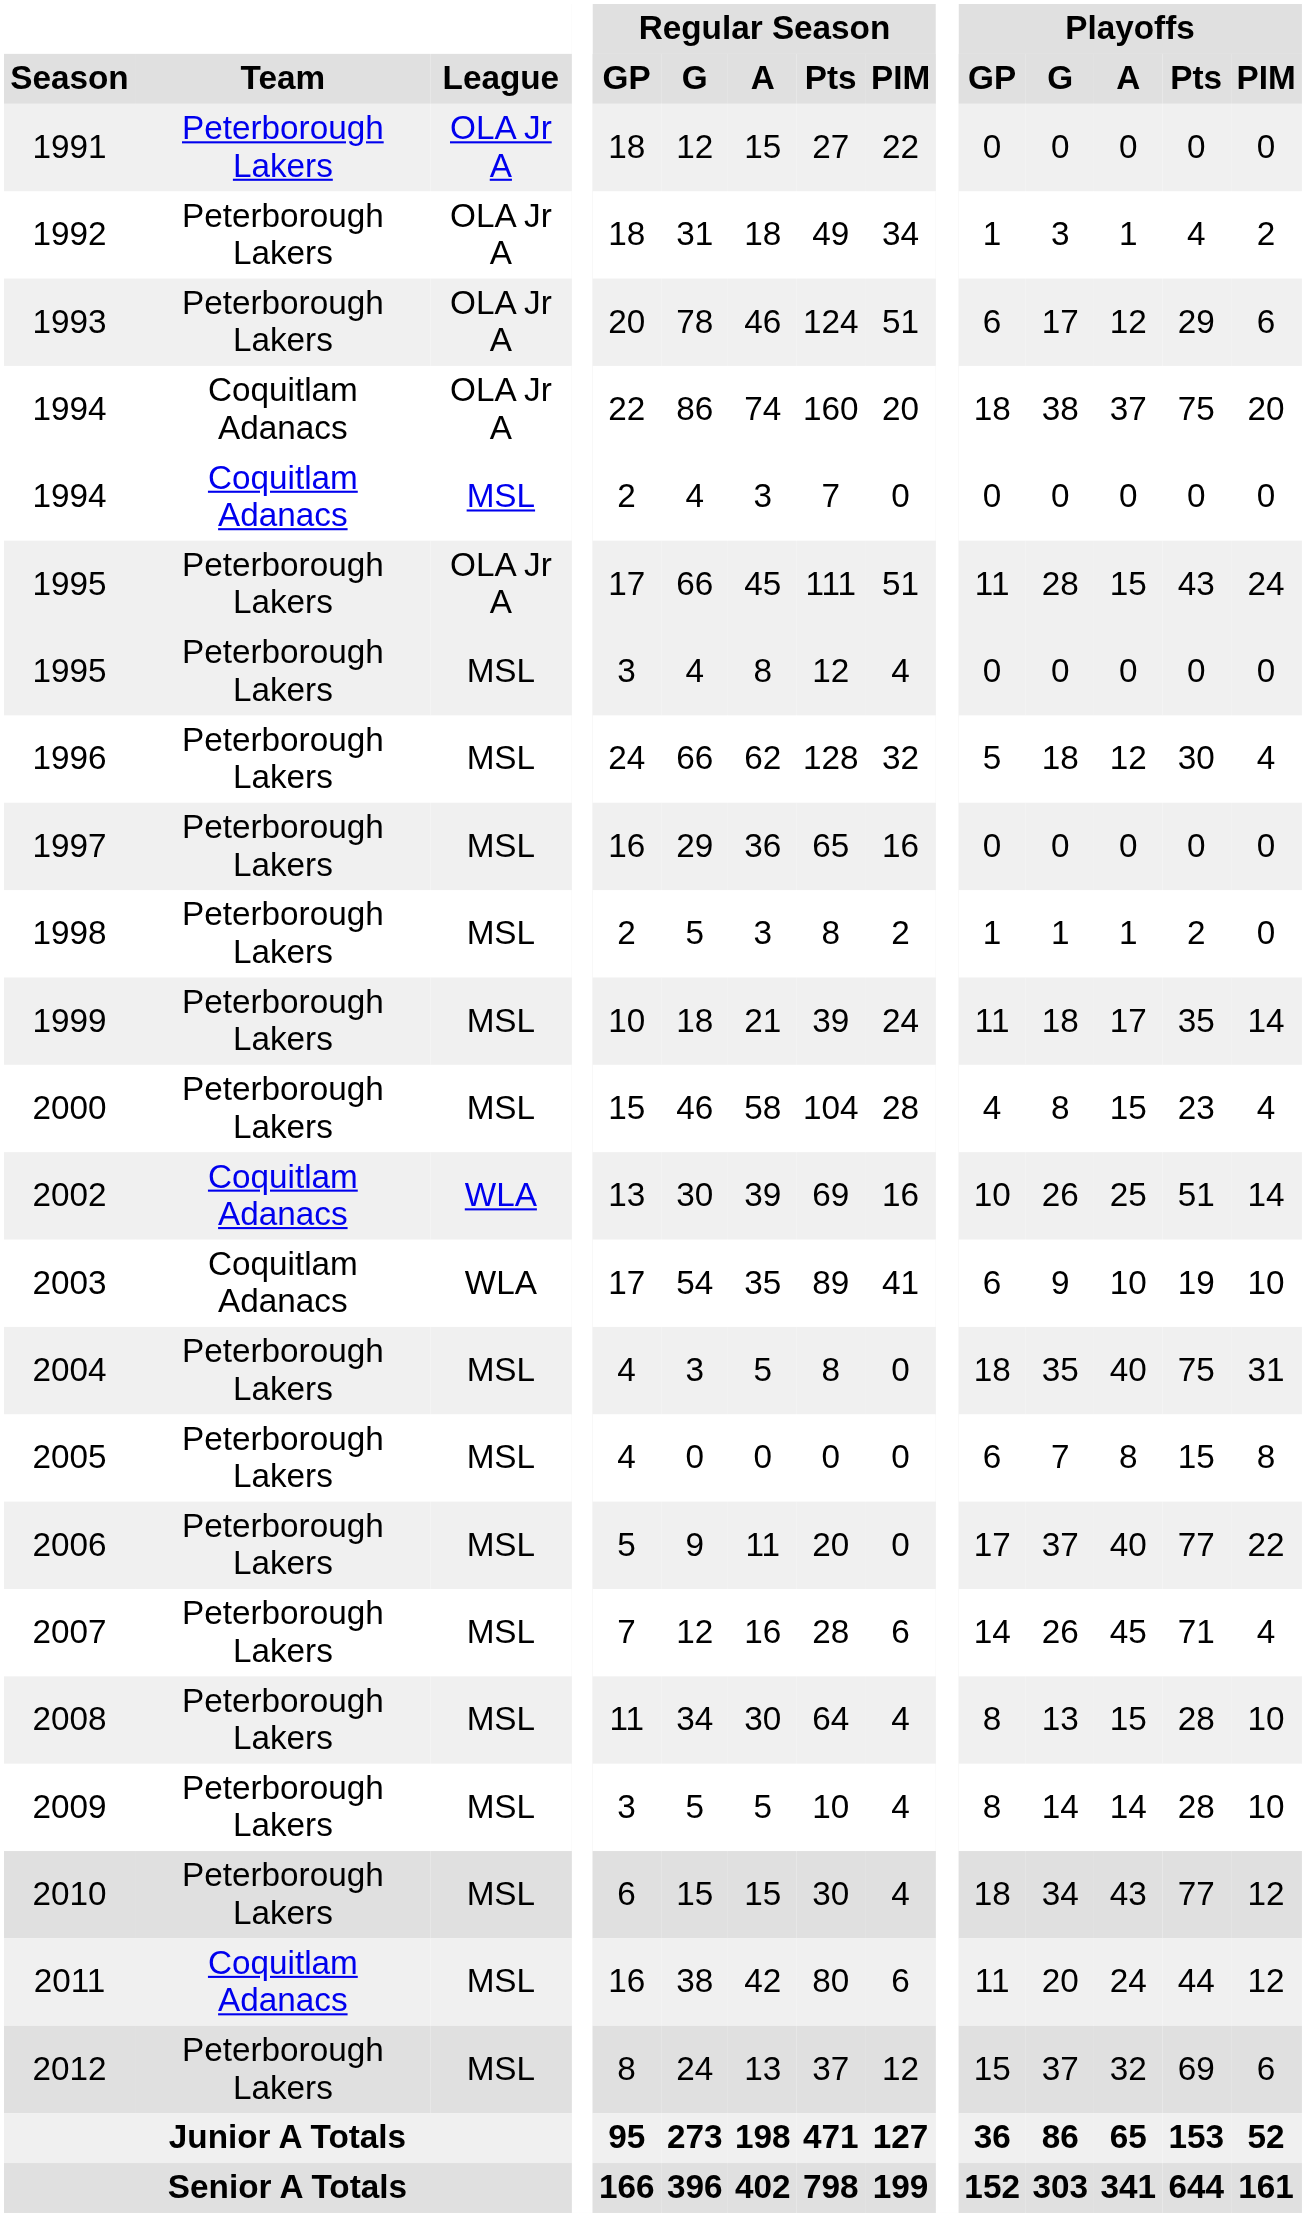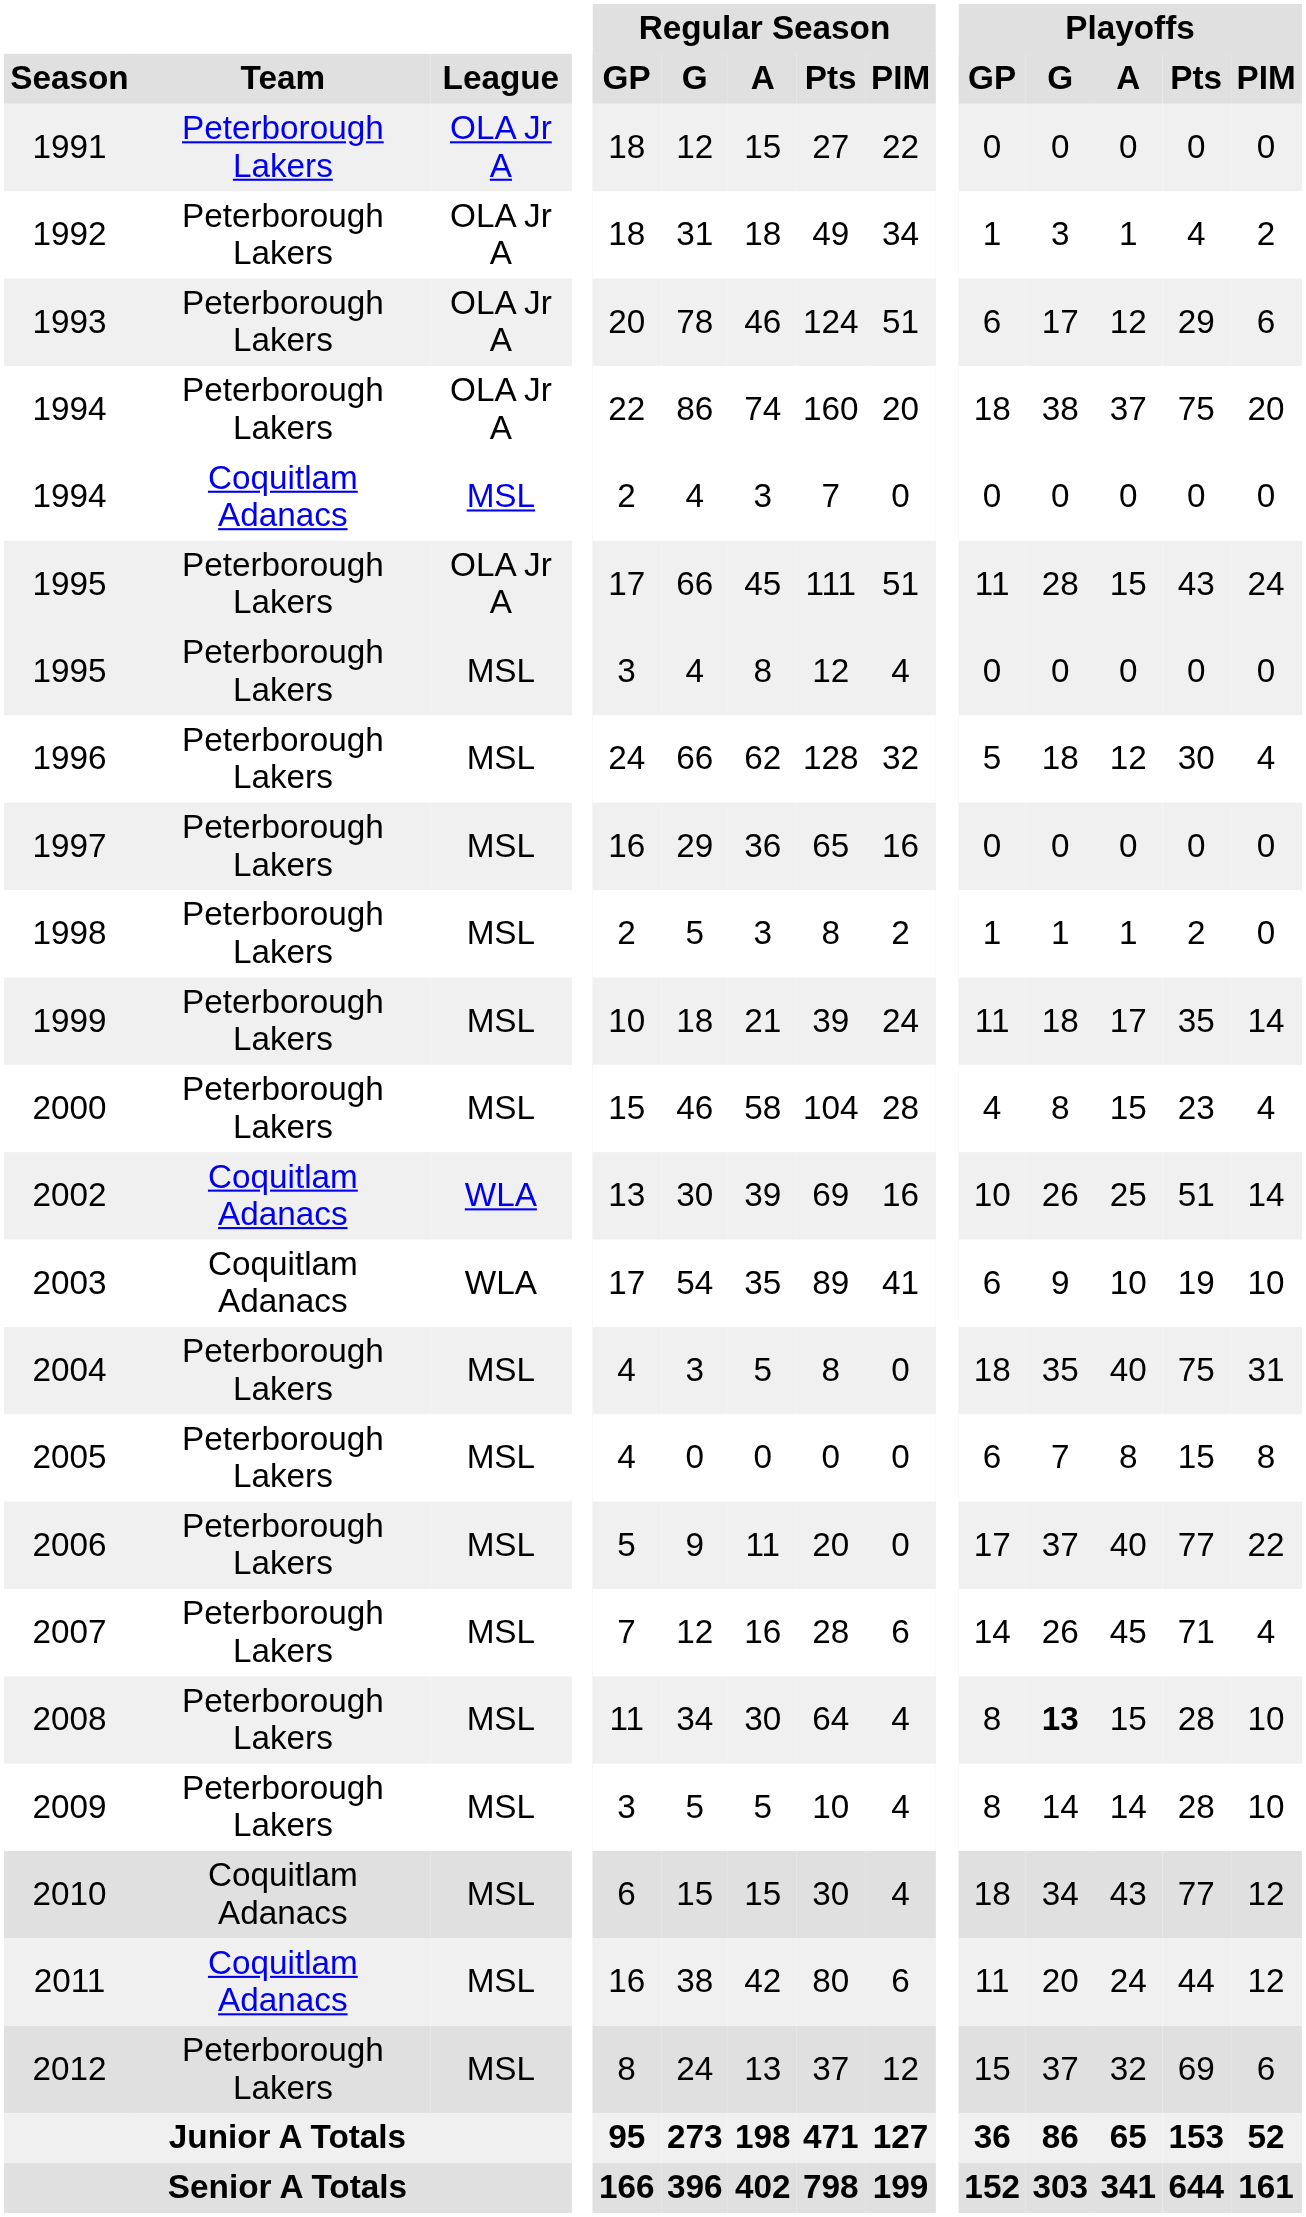(283, 409) Coquitlam Adanacs -> (283, 409) Peterborough Lakers
(1060, 1719) normal -> (1060, 1719) bold
(283, 1894) Peterborough Lakers -> (283, 1894) Coquitlam Adanacs
